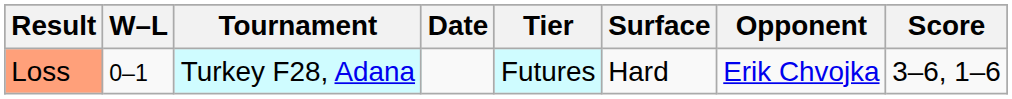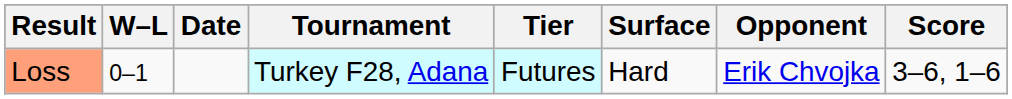columns swapped: (458, 26) <-> (298, 26)
